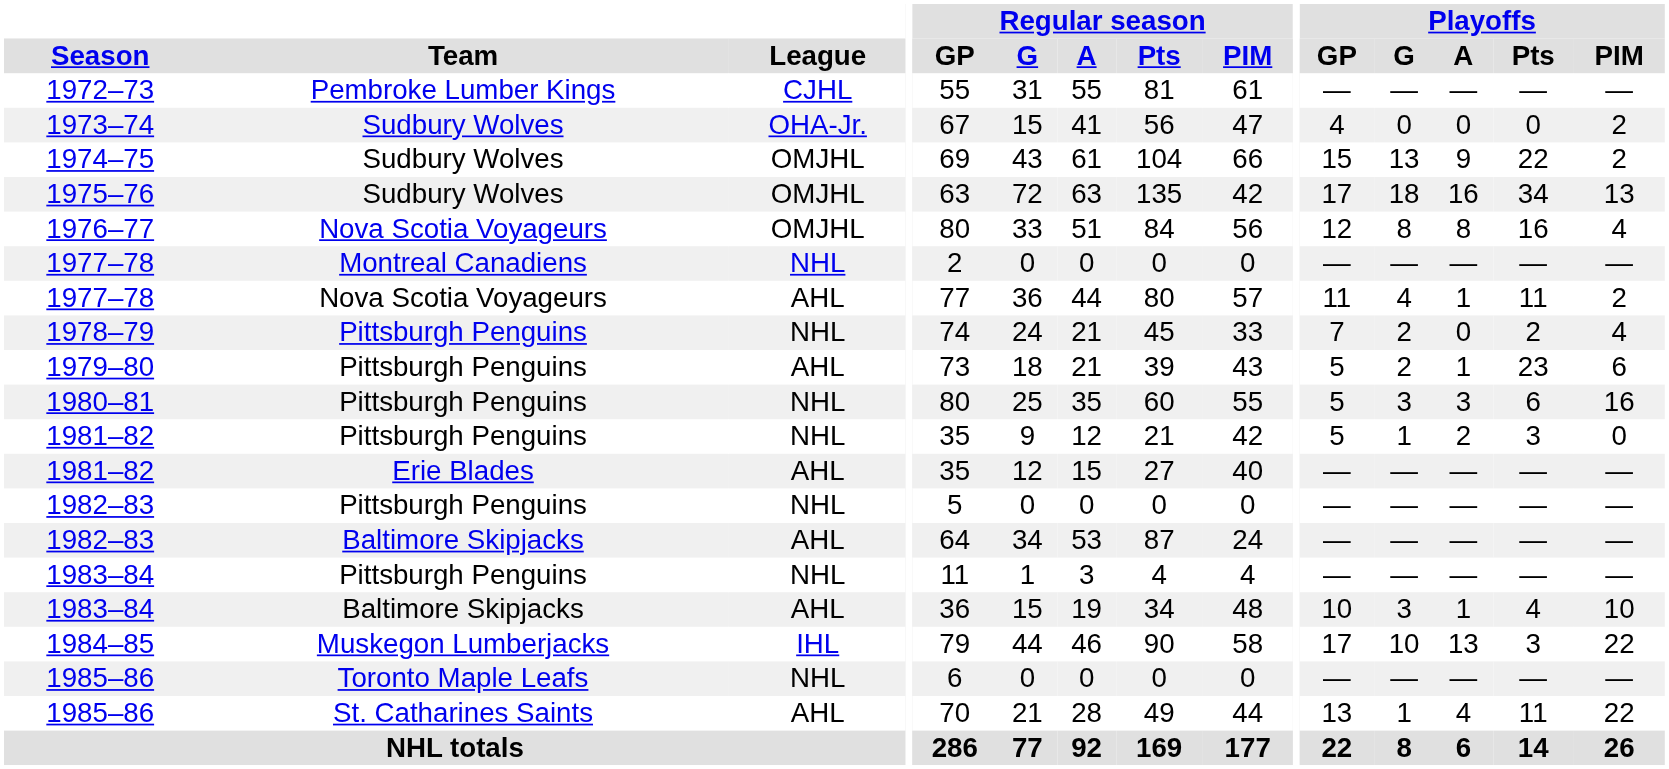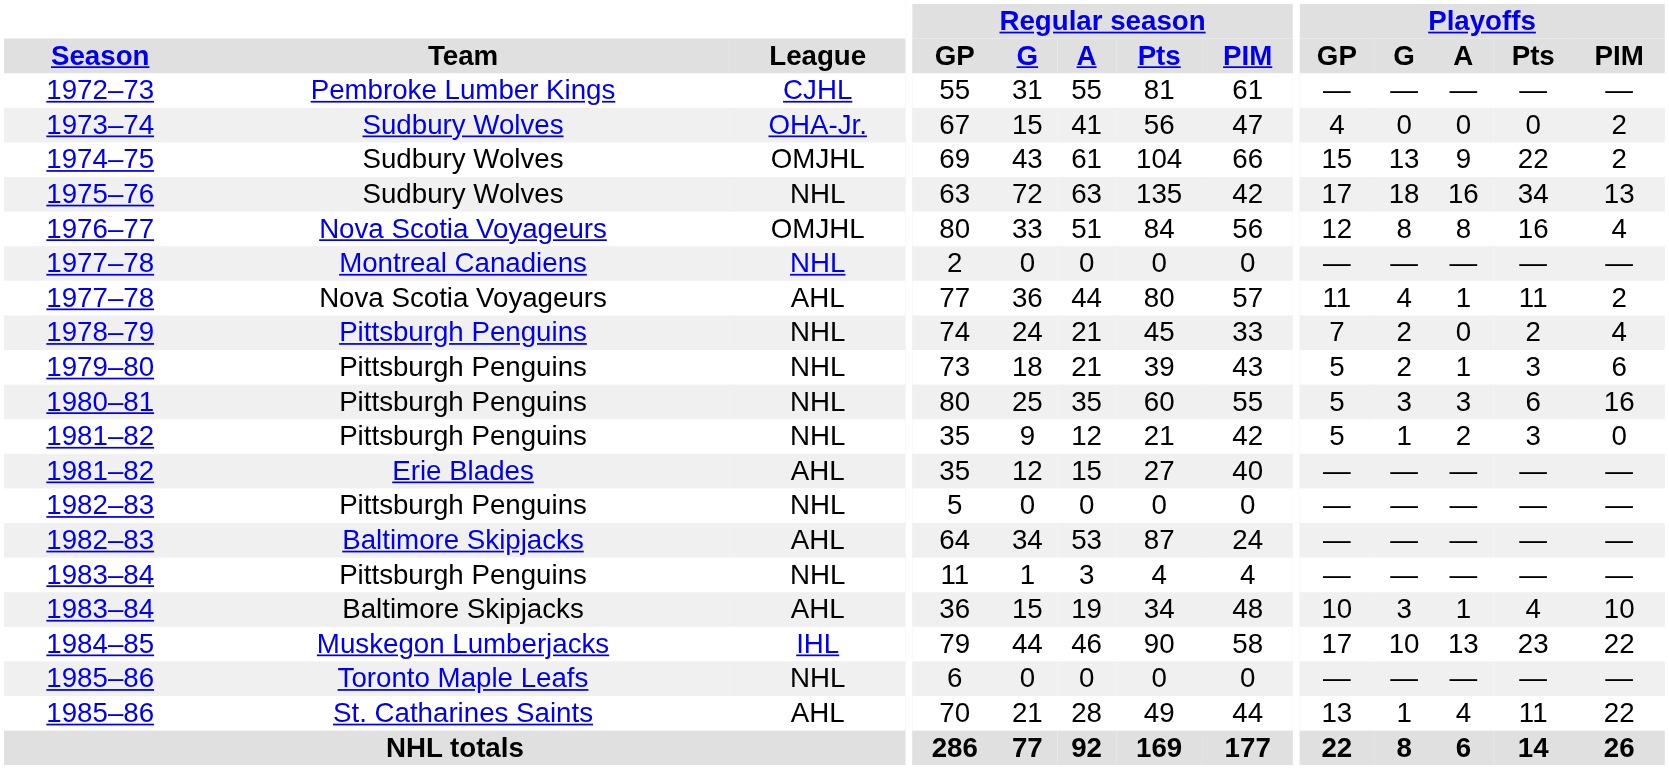(818, 193) OMJHL -> (818, 193) NHL
(818, 366) AHL -> (818, 366) NHL
(1533, 366) 23 -> (1533, 366) 3
(1533, 643) 3 -> (1533, 643) 23
